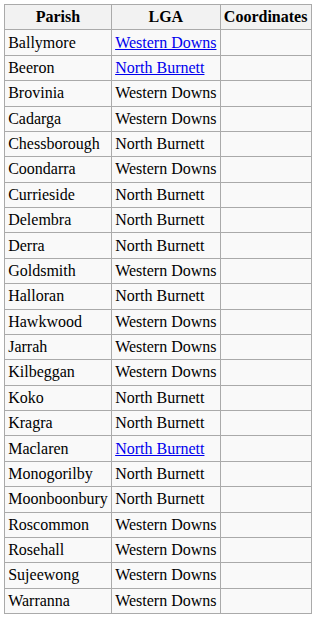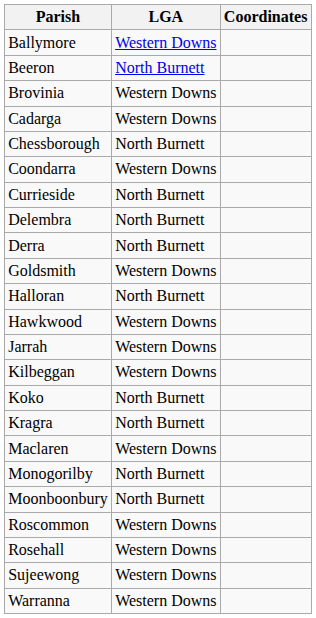(160, 448) North Burnett -> (166, 448) Western Downs
